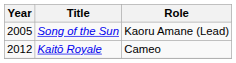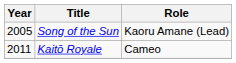(20, 49) 2012 -> (19, 49) 2011
